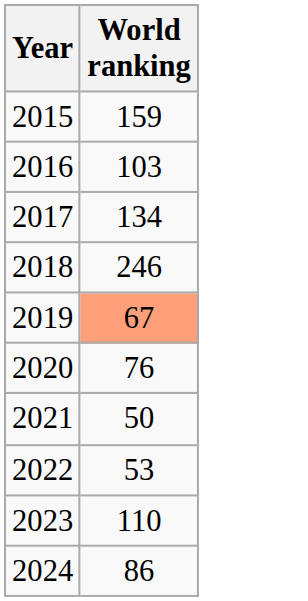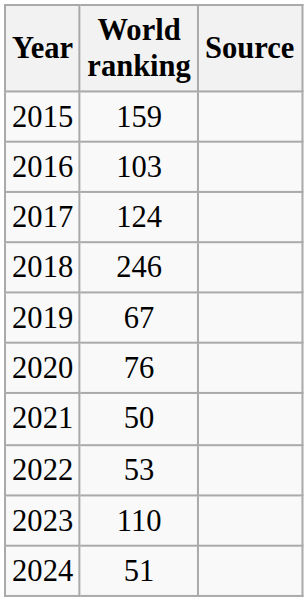+ column: (250, 47)
(139, 217) 134 -> (139, 217) 124
(139, 317) lightsalmon background -> (139, 317) no background
(139, 569) 86 -> (139, 569) 51
